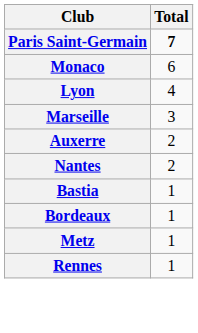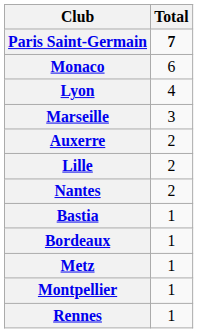+ row: (78, 166)
+ row: (78, 290)
